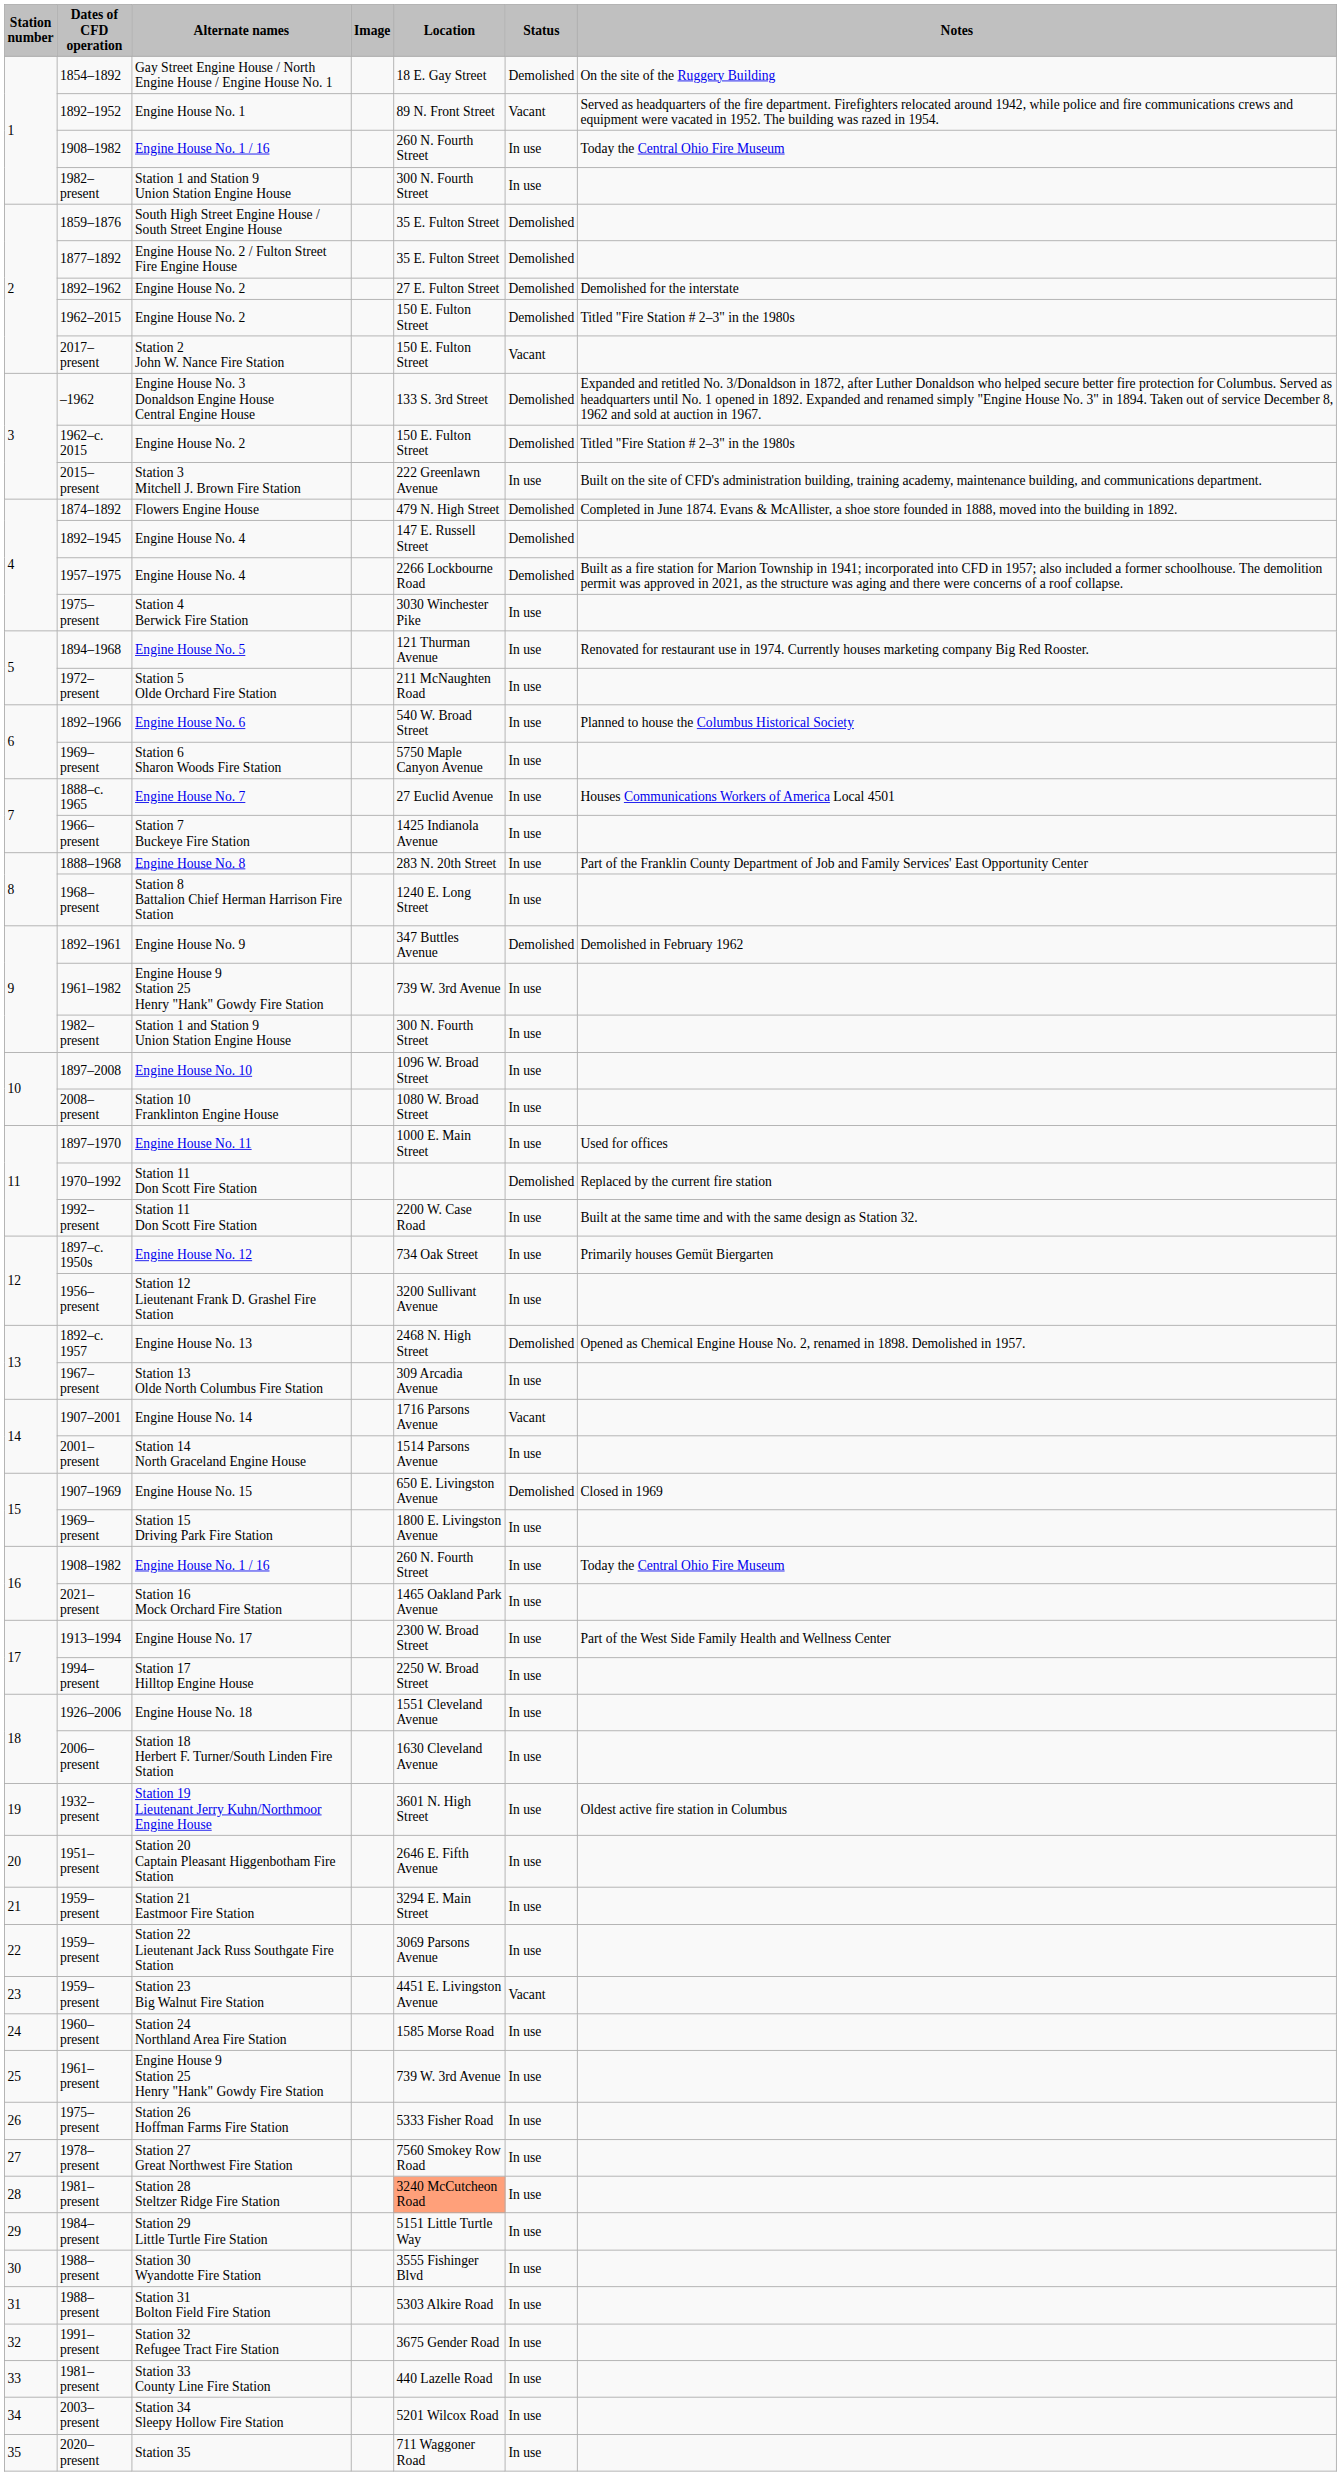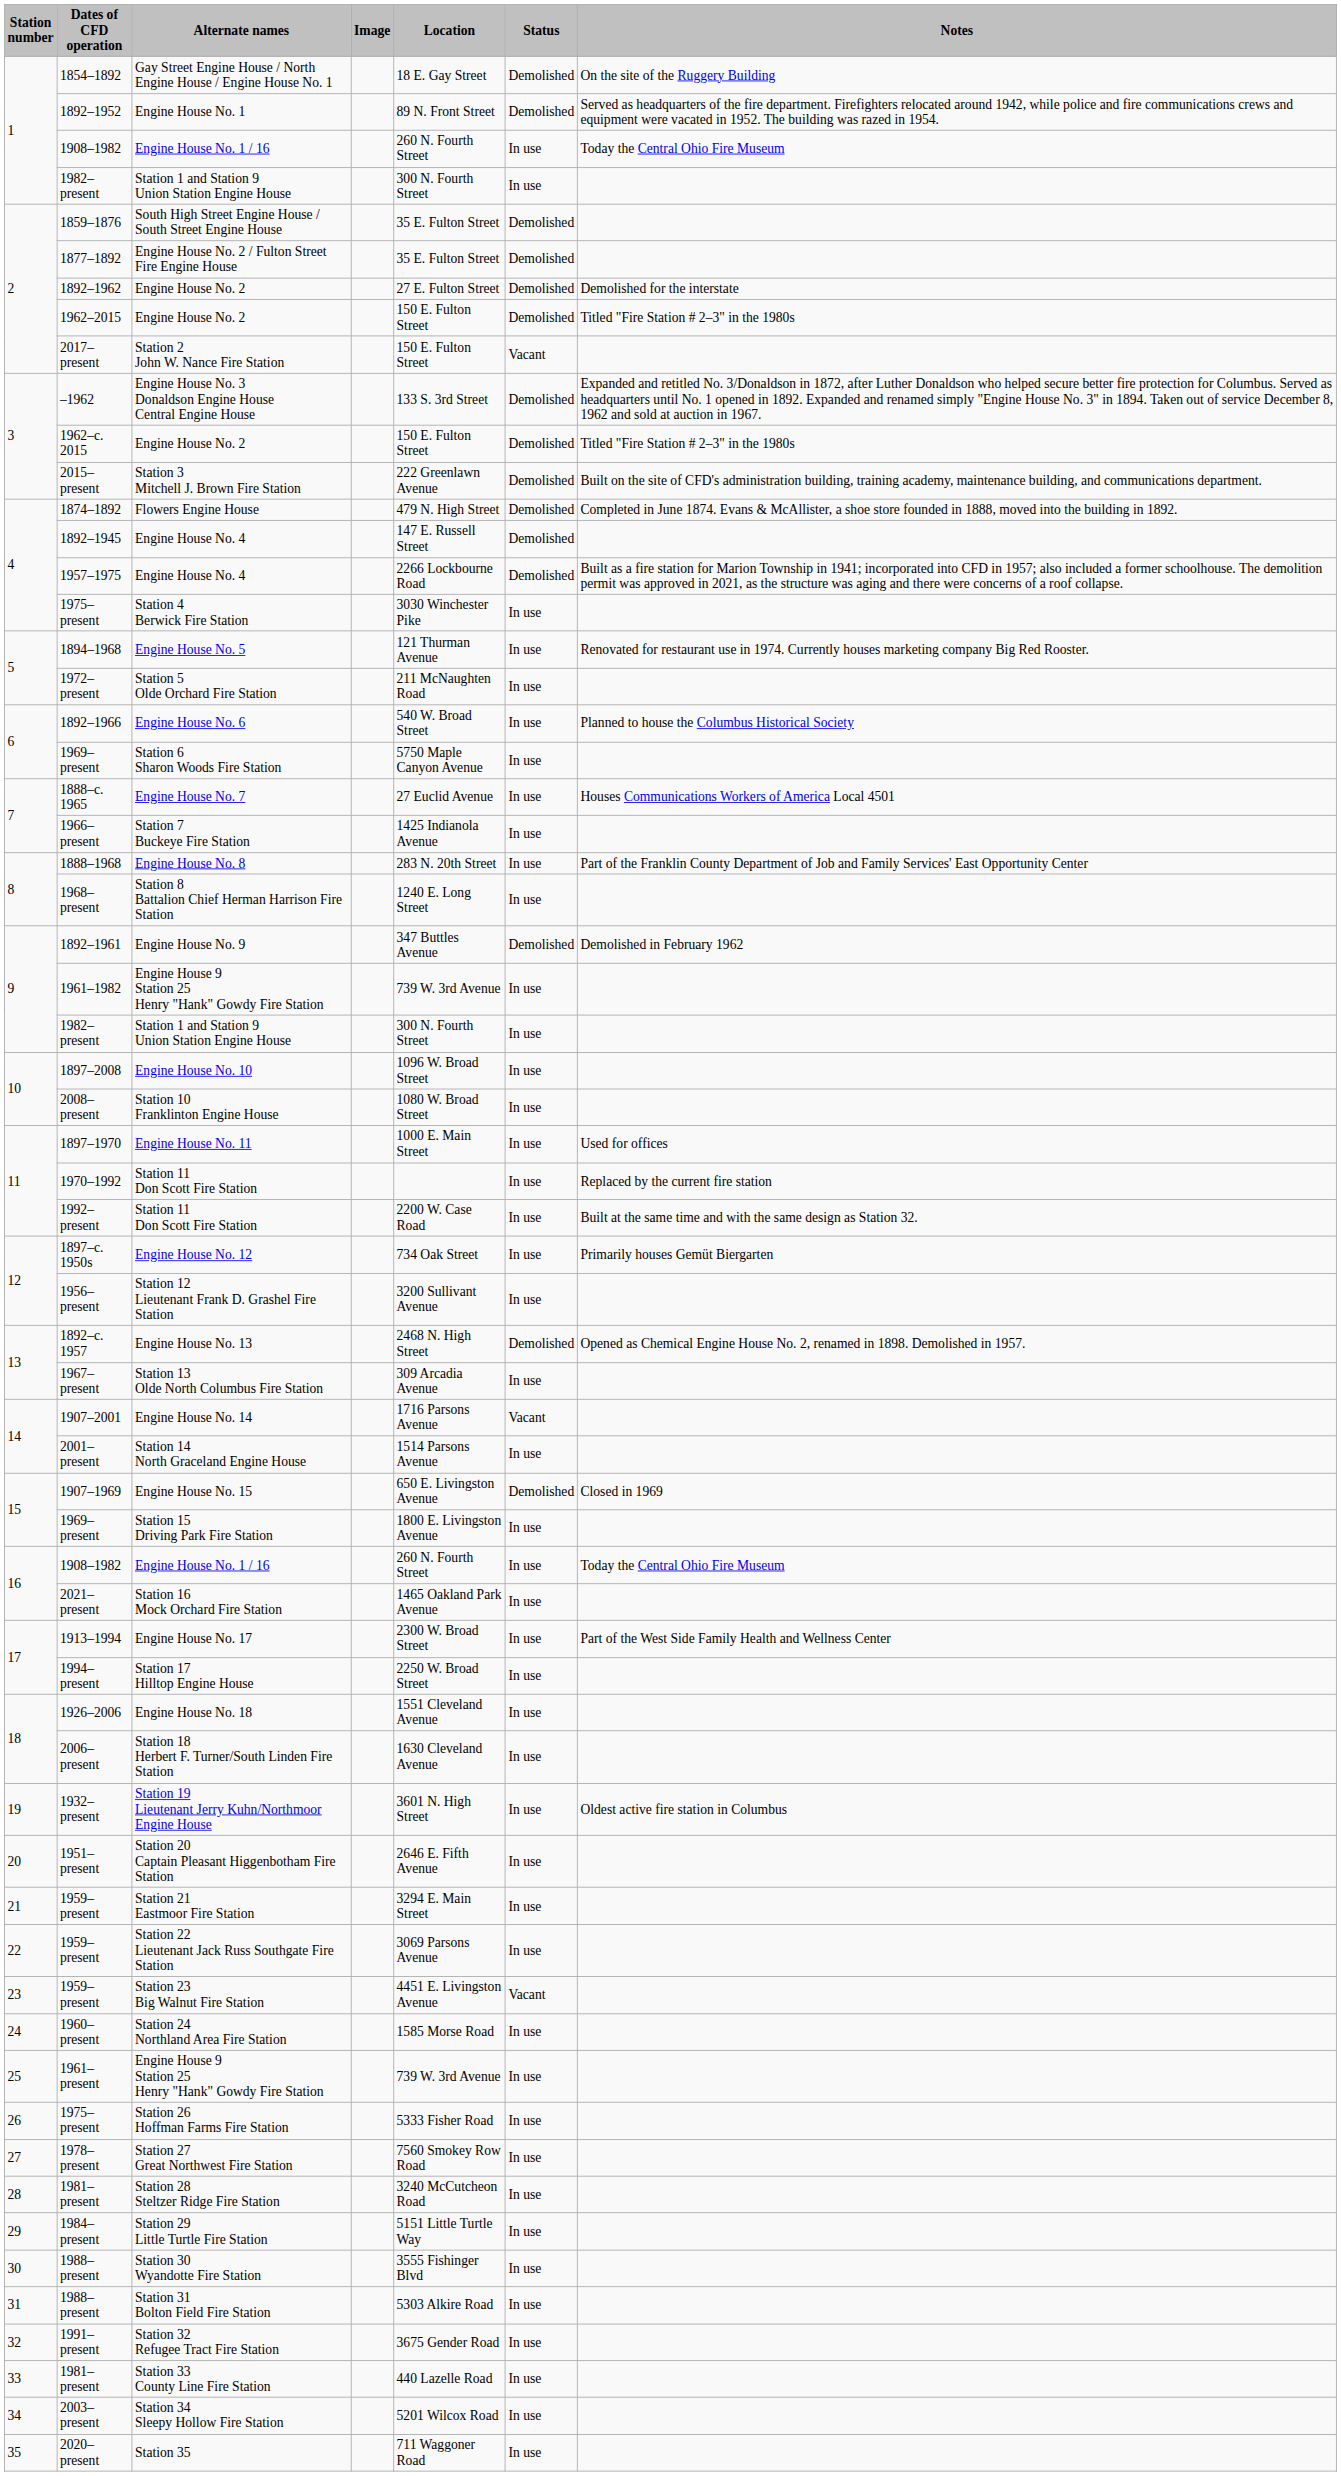(527, 111) Vacant -> (541, 111) Demolished
(525, 480) In use -> (541, 480) Demolished
(541, 1181) Demolished -> (525, 1181) In use
(447, 2194) lightsalmon background -> (447, 2194) no background
